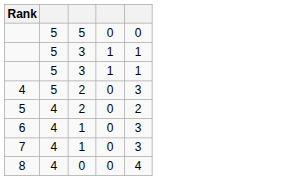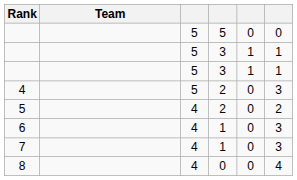+ column: (110, 14)
